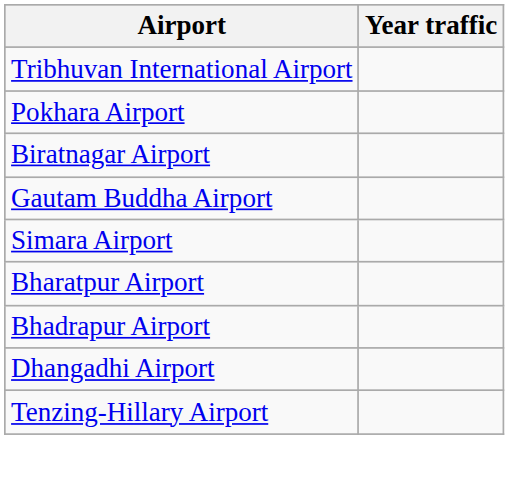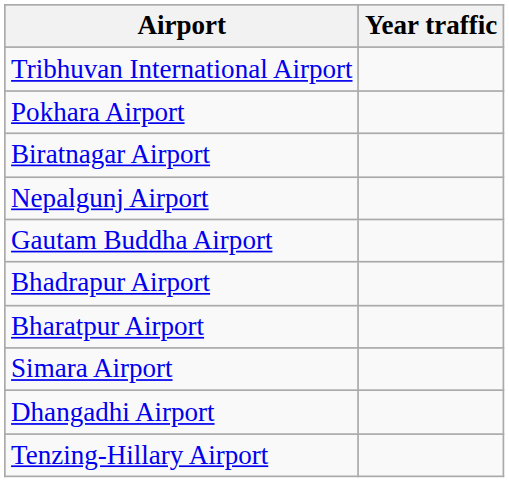+ row: (110, 197)
rows swapped: (92, 240) <-> (111, 326)
